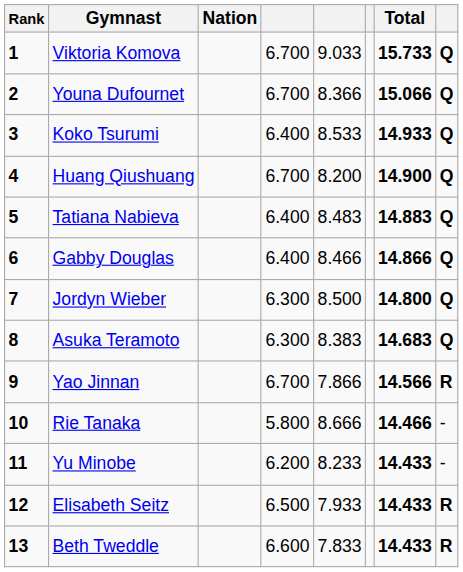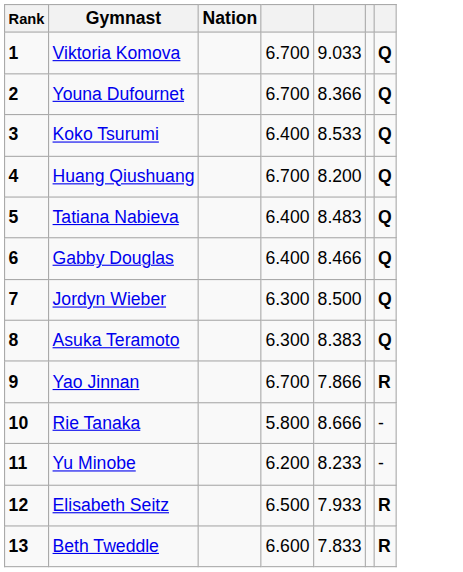- column: (405, 18)
